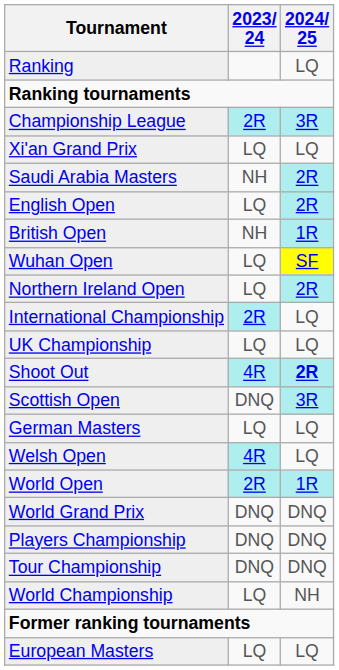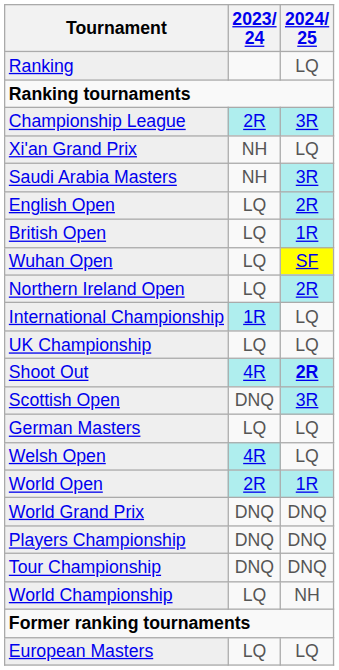(254, 149) LQ -> (254, 149) NH
(307, 177) 2R -> (307, 177) 3R
(254, 233) NH -> (254, 233) LQ
(254, 316) 2R -> (254, 316) 1R
